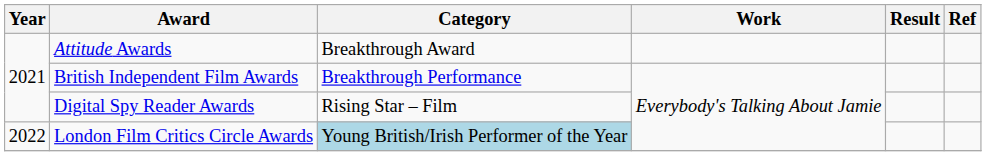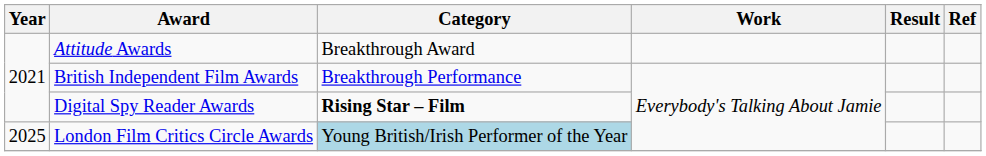(389, 106) normal -> (393, 106) bold
(27, 135) 2022 -> (27, 135) 2025
